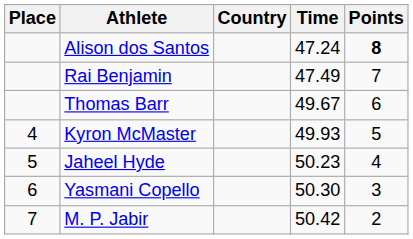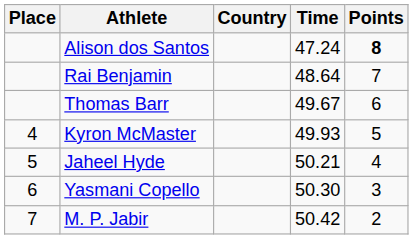(318, 76) 47.49 -> (318, 76) 48.64
(318, 162) 50.23 -> (318, 162) 50.21
